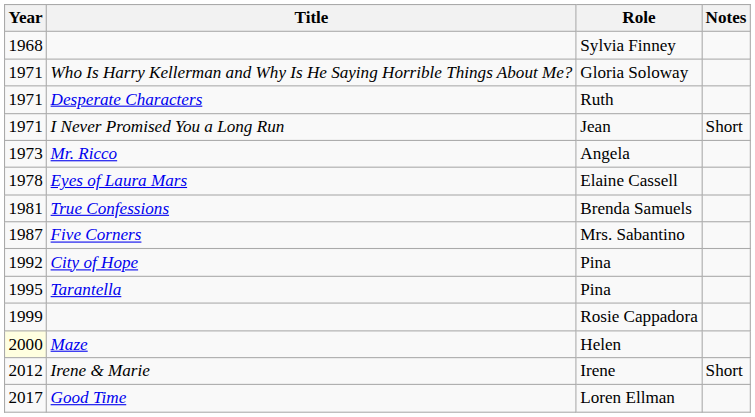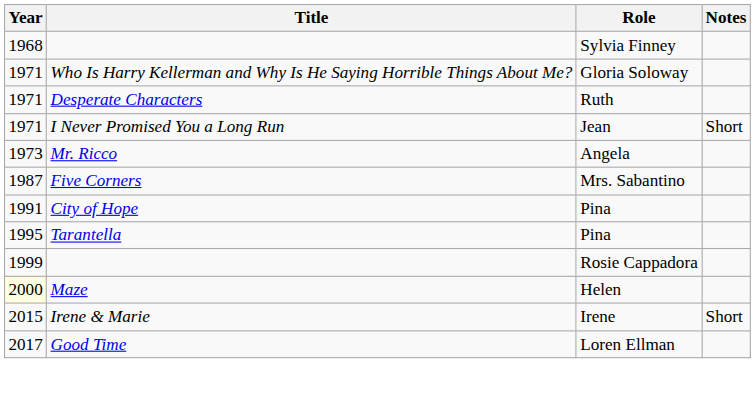- row: (119, 180)
- row: (110, 208)
(26, 262) 1992 -> (26, 208) 1991
(26, 371) 2012 -> (26, 316) 2015
